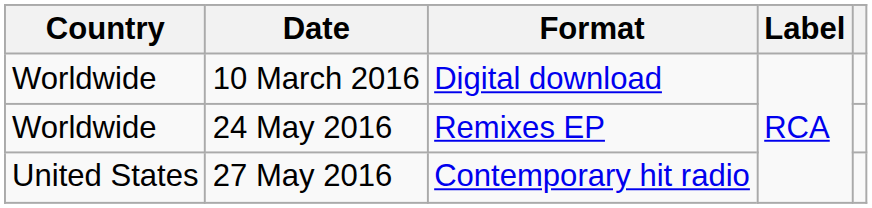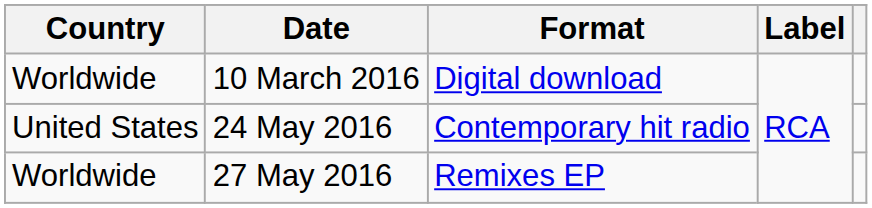(84, 127) Worldwide -> (105, 127) United States
(520, 127) Remixes EP -> (592, 127) Contemporary hit radio
(105, 176) United States -> (84, 176) Worldwide
(592, 176) Contemporary hit radio -> (520, 176) Remixes EP
